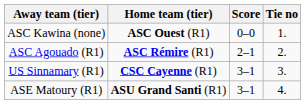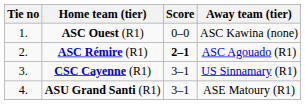columns swapped: (282, 14) <-> (56, 14)
(246, 52) normal -> (180, 52) bold
